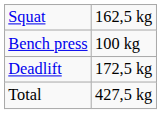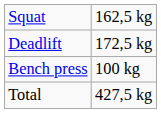rows swapped: (48, 43) <-> (35, 69)
